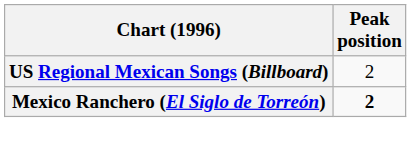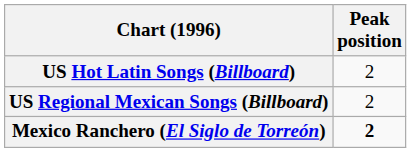+ row: (169, 71)
